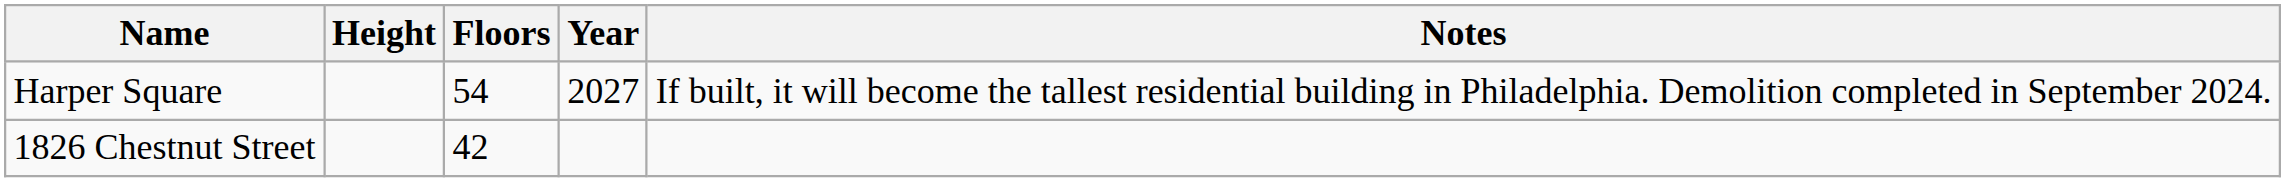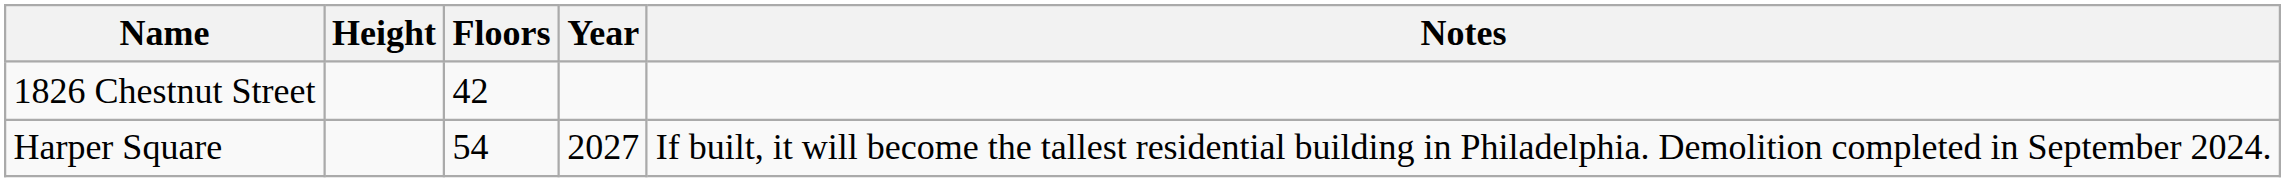rows swapped: (118, 90) <-> (164, 147)
